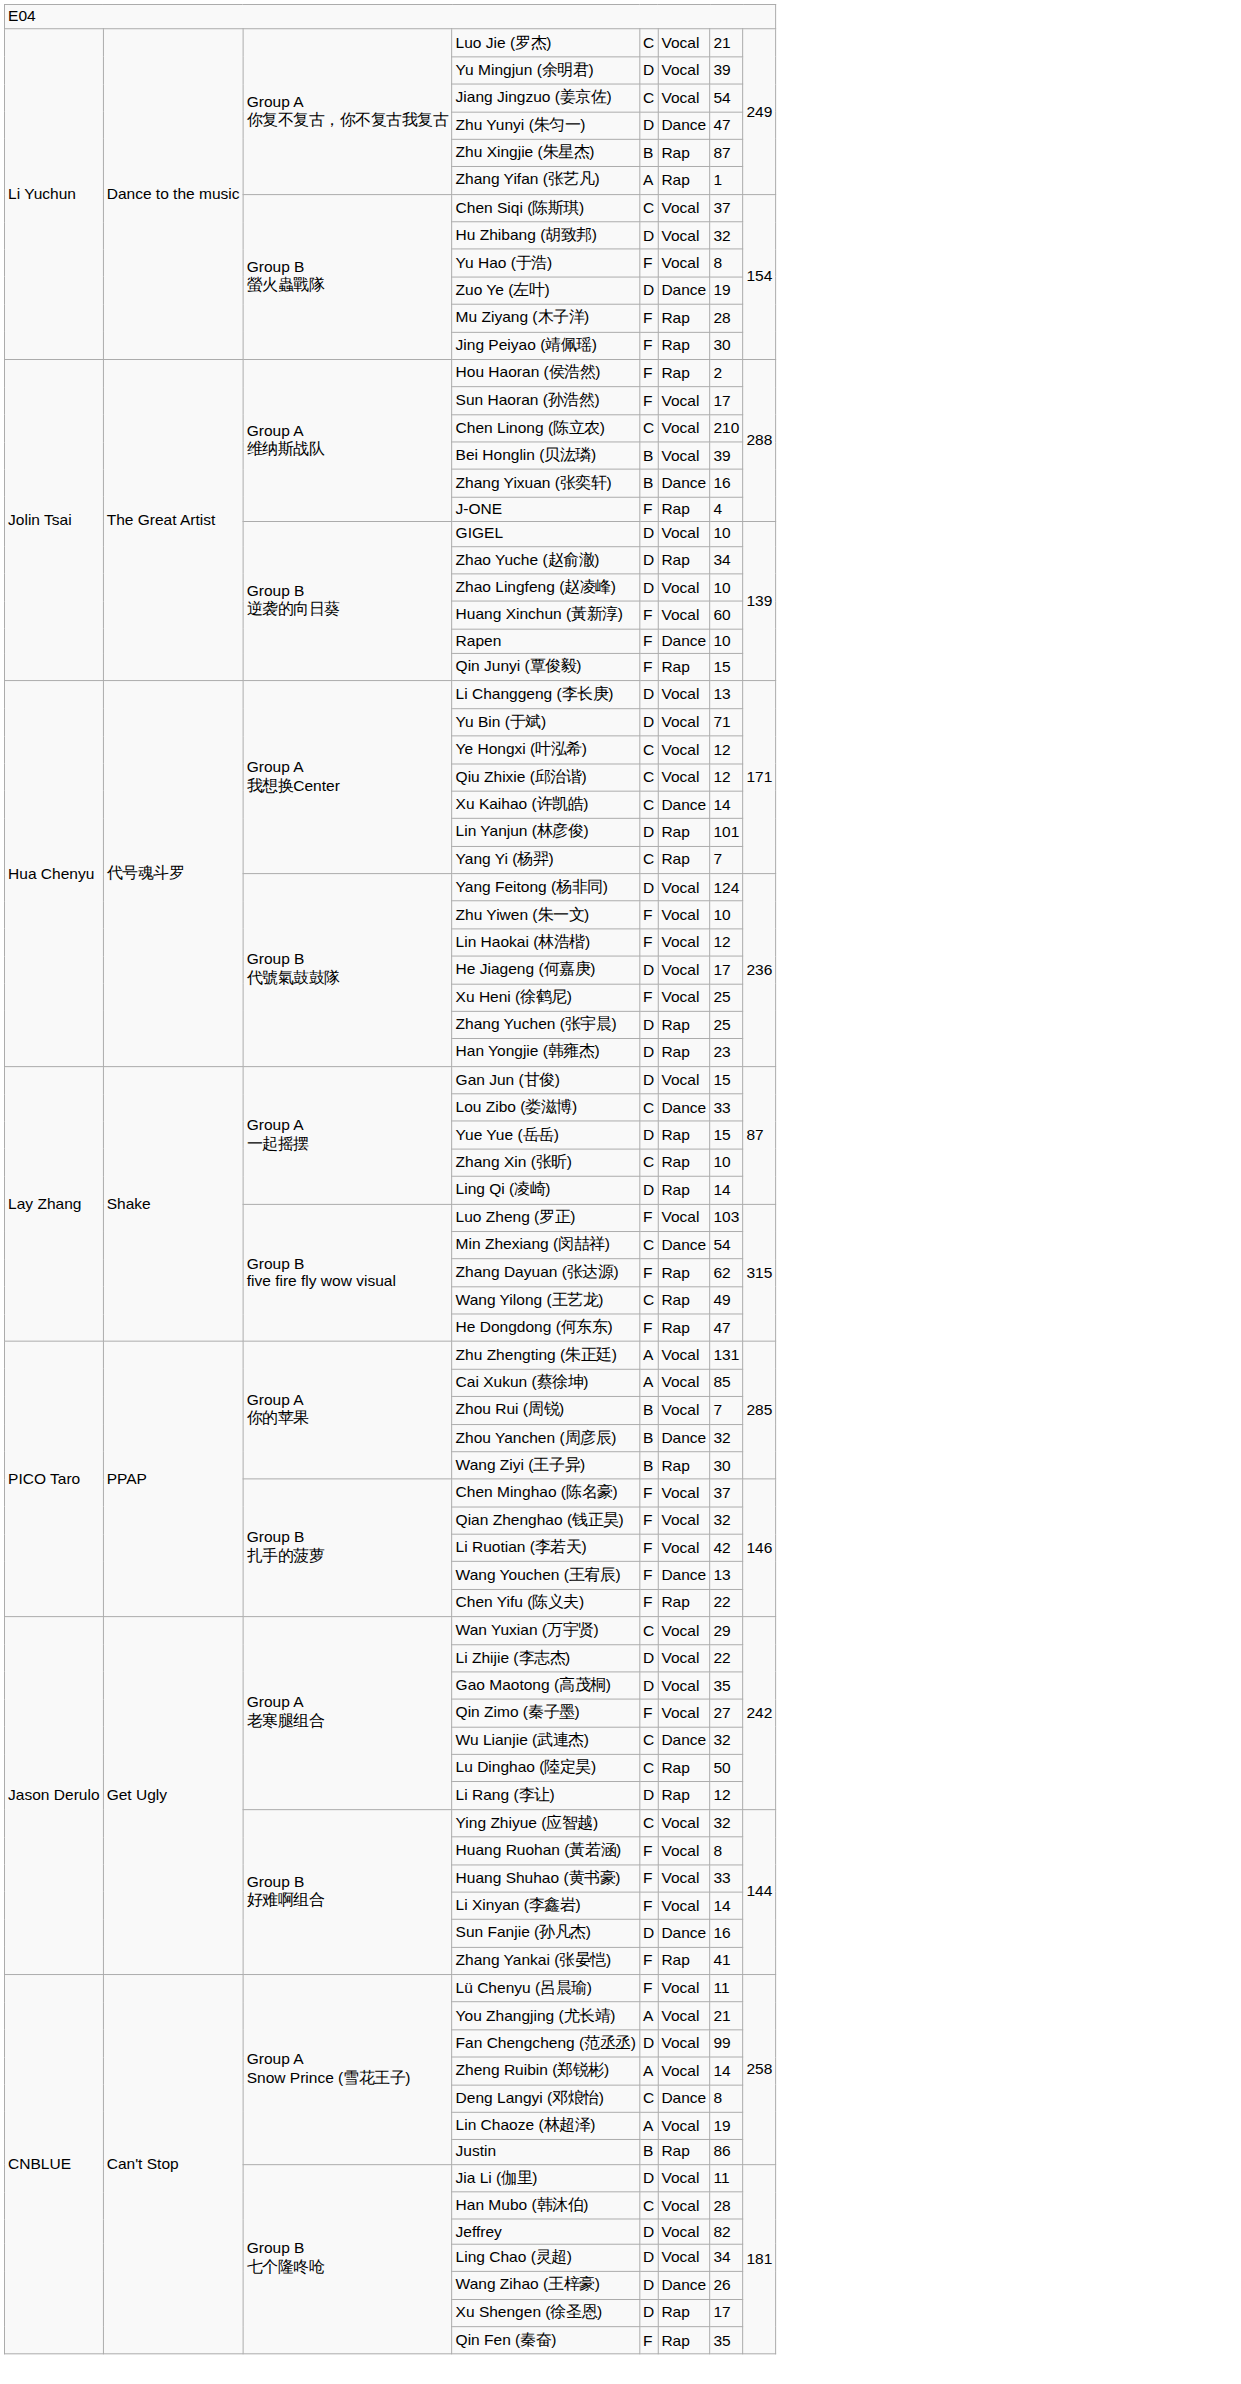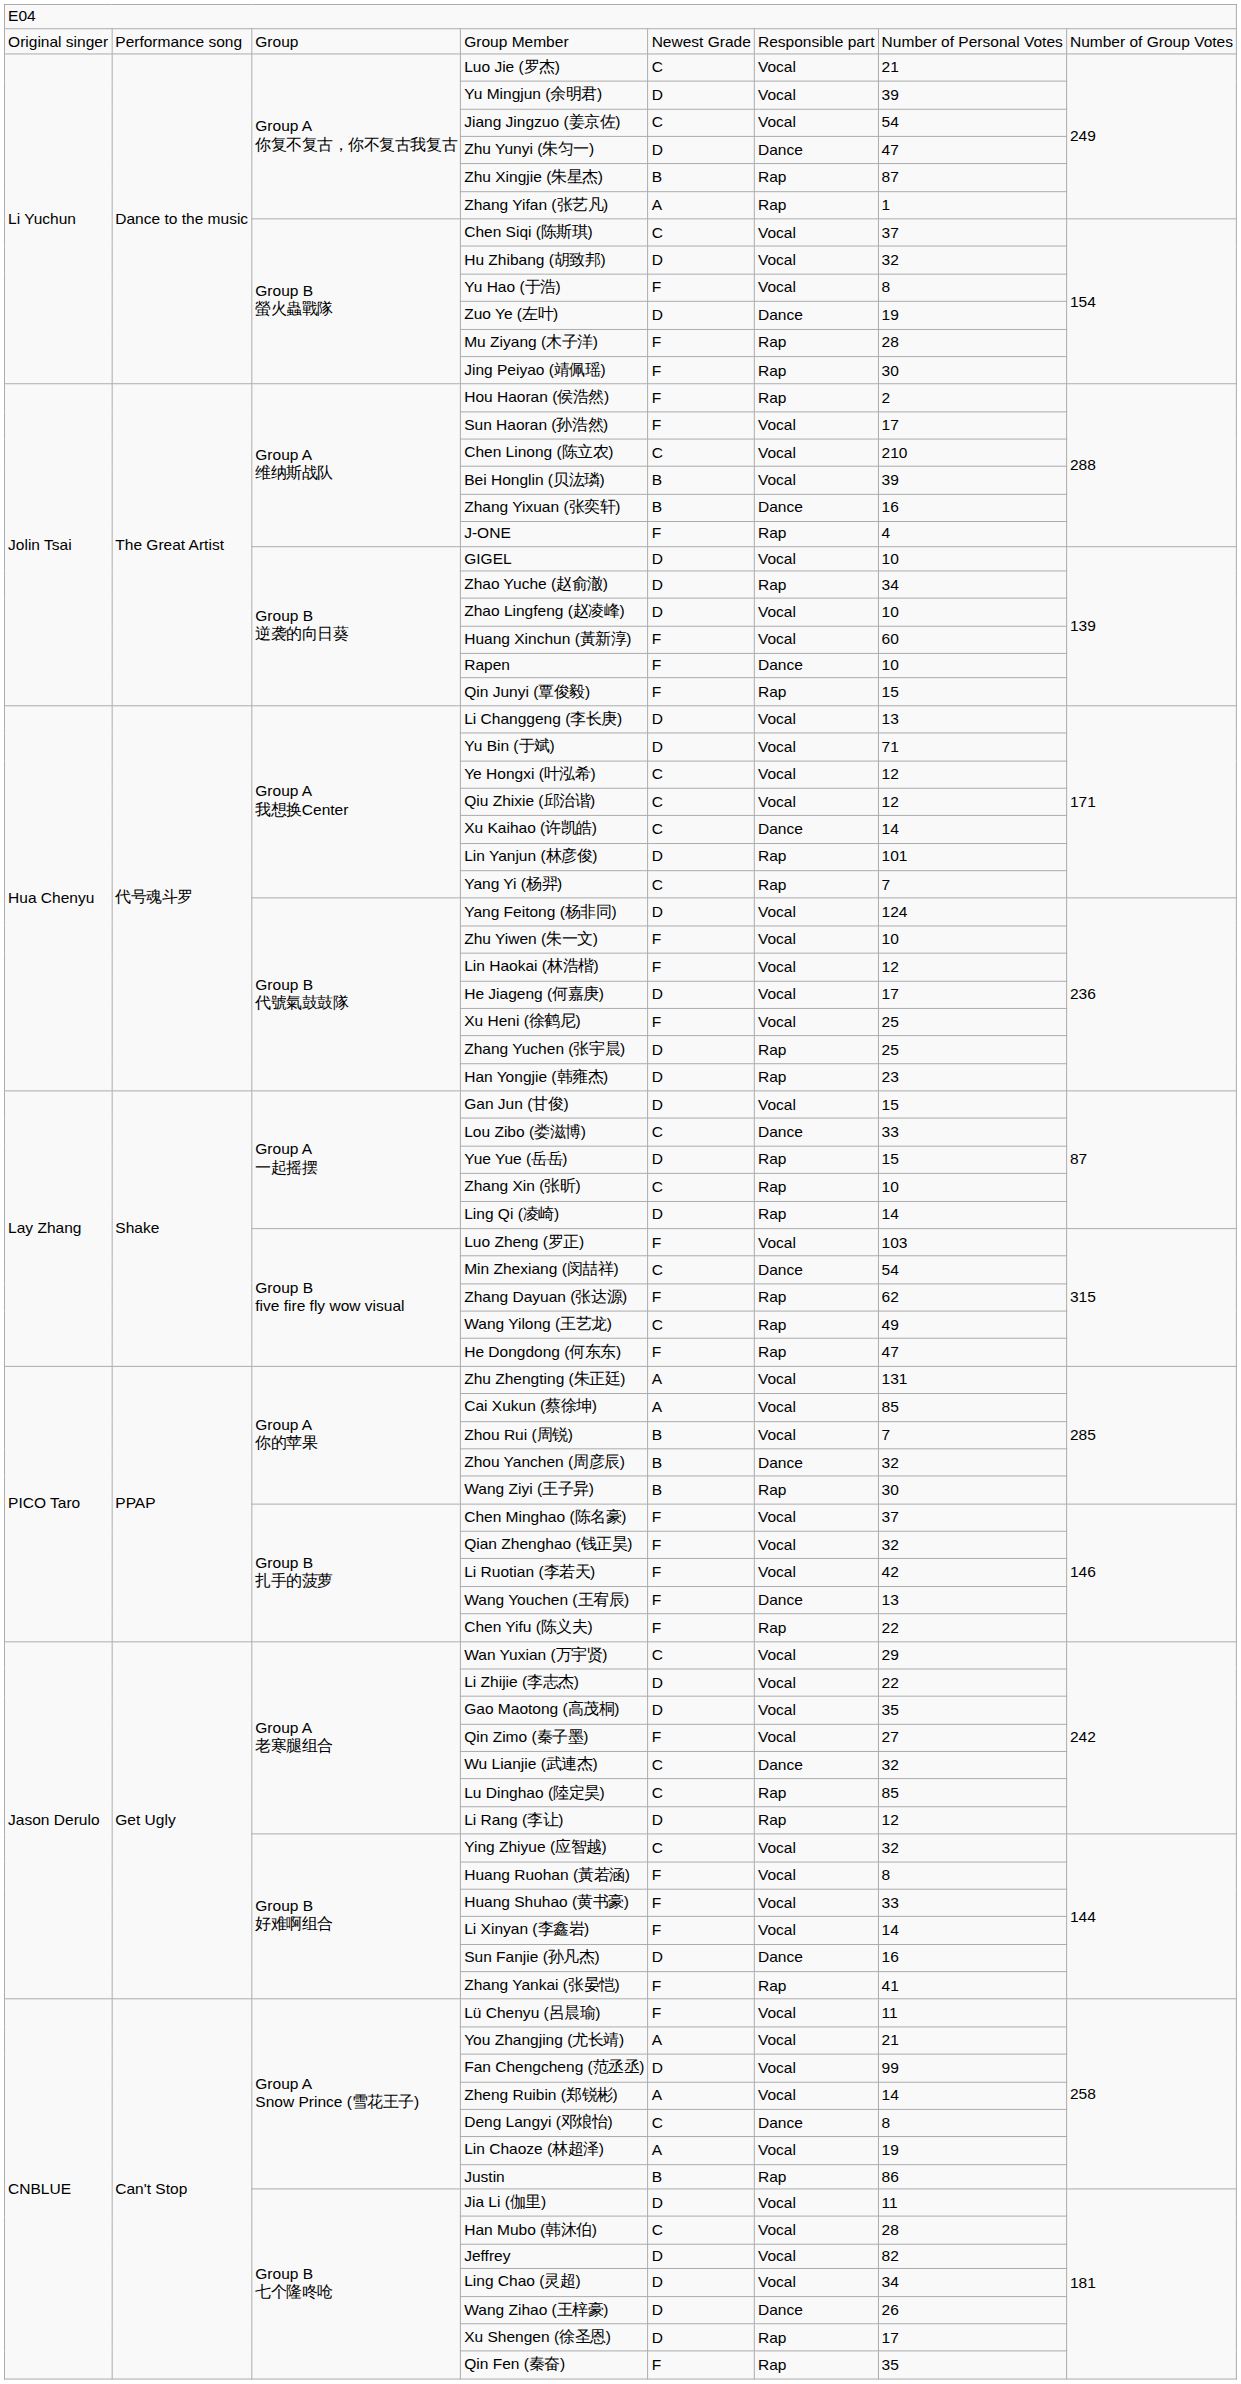+ row: (516, 41)
(722, 1768) 50 -> (890, 1792) 85
